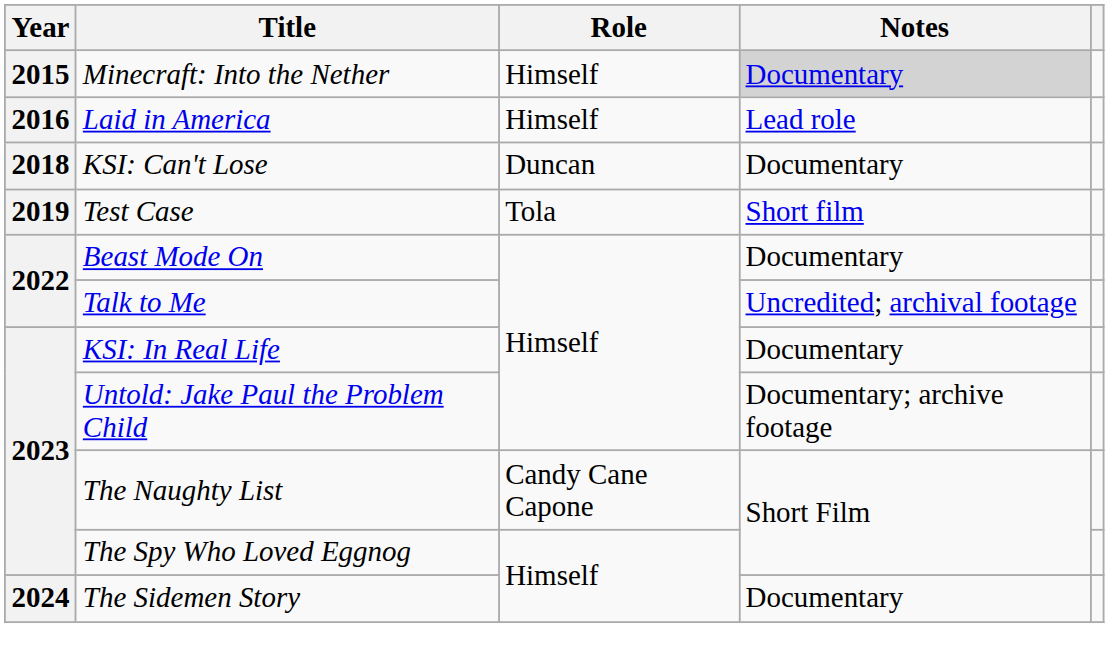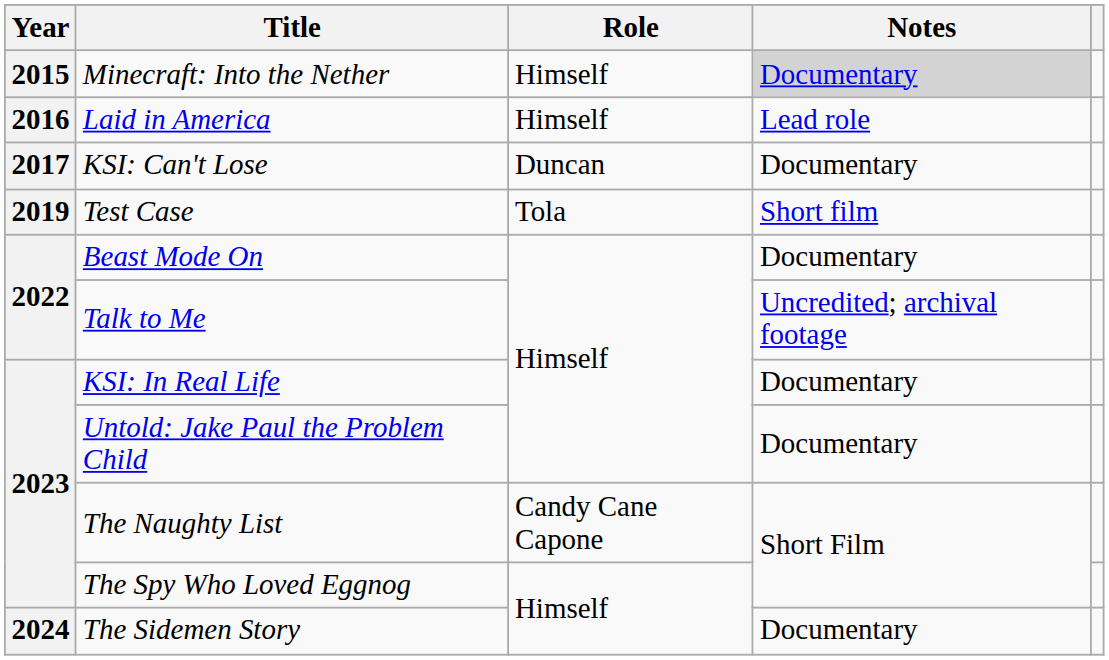(41, 165) 2018 -> (41, 165) 2017
(875, 411) Documentary; archive footage -> (839, 443) Documentary
